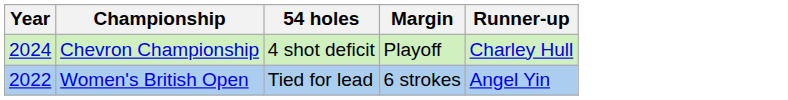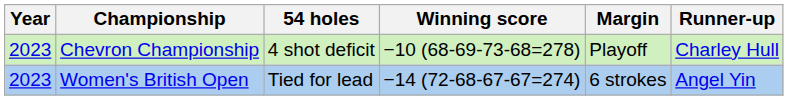+ column: (482, 19)
(30, 49) 2024 -> (30, 49) 2023
(30, 79) 2022 -> (30, 79) 2023
